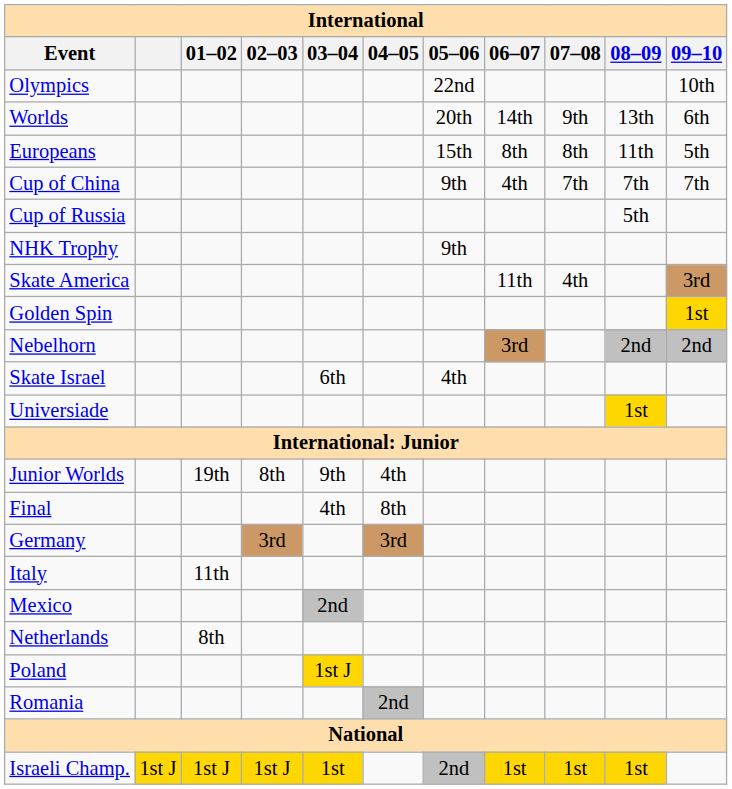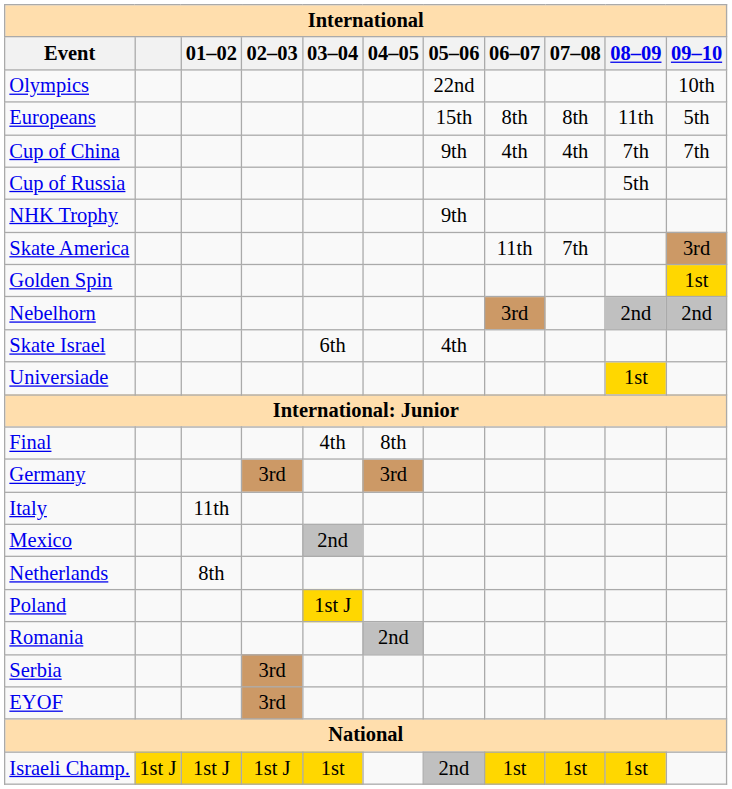- row: (39, 118)
(575, 183) 7th -> (575, 150) 4th
(575, 280) 4th -> (575, 248) 7th
- row: (67, 475)
+ row: (36, 670)
+ row: (36, 702)
